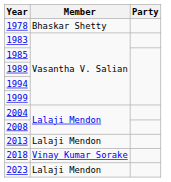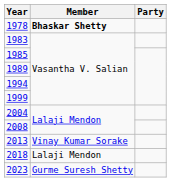(69, 26) normal -> (69, 26) bold
(67, 141) Lalaji Mendon -> (80, 141) Vinay Kumar Sorake
(80, 156) Vinay Kumar Sorake -> (67, 156) Lalaji Mendon
(67, 170) Lalaji Mendon -> (83, 170) Gurme Suresh Shetty
